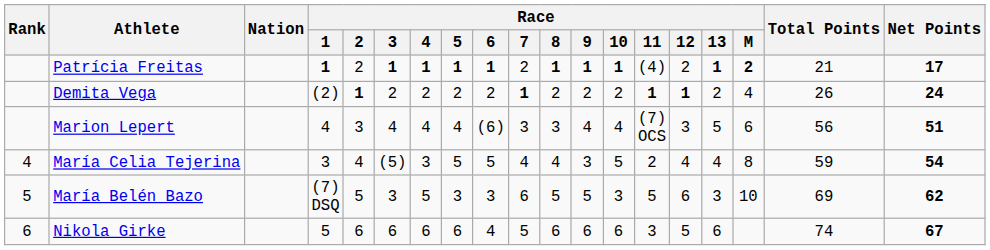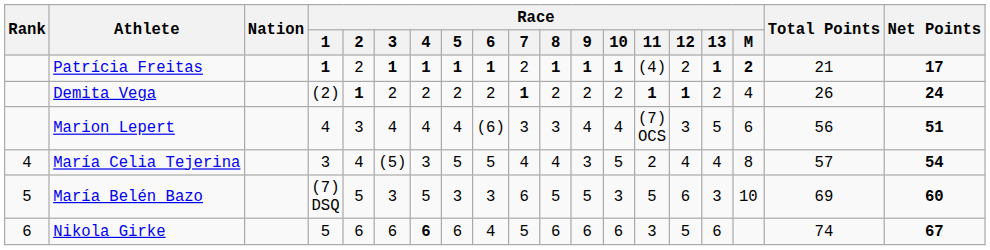(824, 162) 59 -> (824, 162) 57
(934, 197) 62 -> (934, 197) 60
(426, 231) normal -> (426, 231) bold
